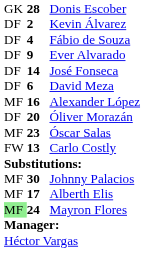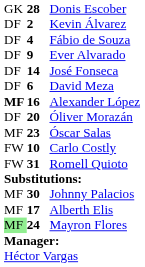(13, 101) normal -> (14, 101) bold
(33, 148) 13 -> (33, 148) 10
+ row: (89, 163)
